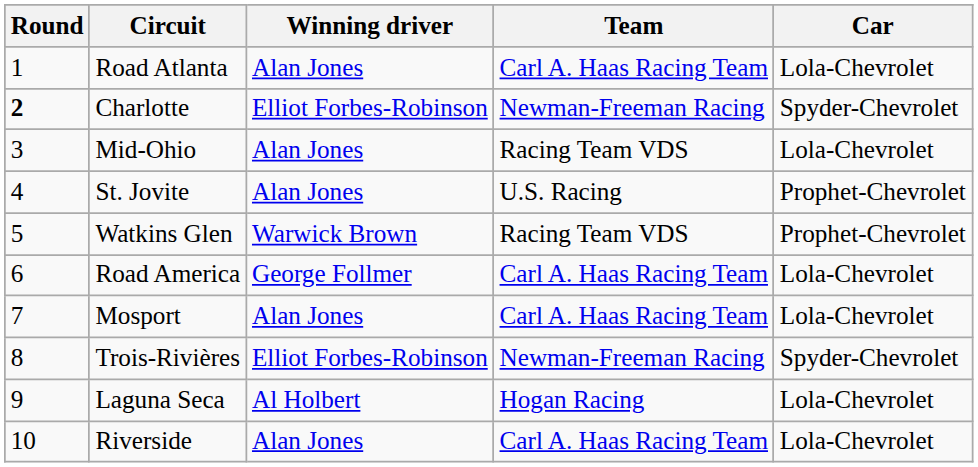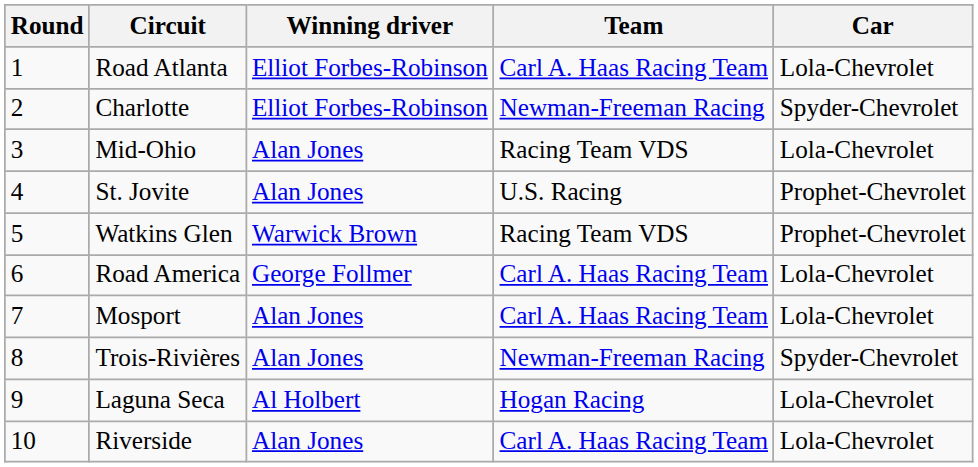(308, 67) Alan Jones -> (370, 67) Elliot Forbes-Robinson
(17, 108) bold -> (17, 108) normal
(370, 358) Elliot Forbes-Robinson -> (308, 358) Alan Jones
